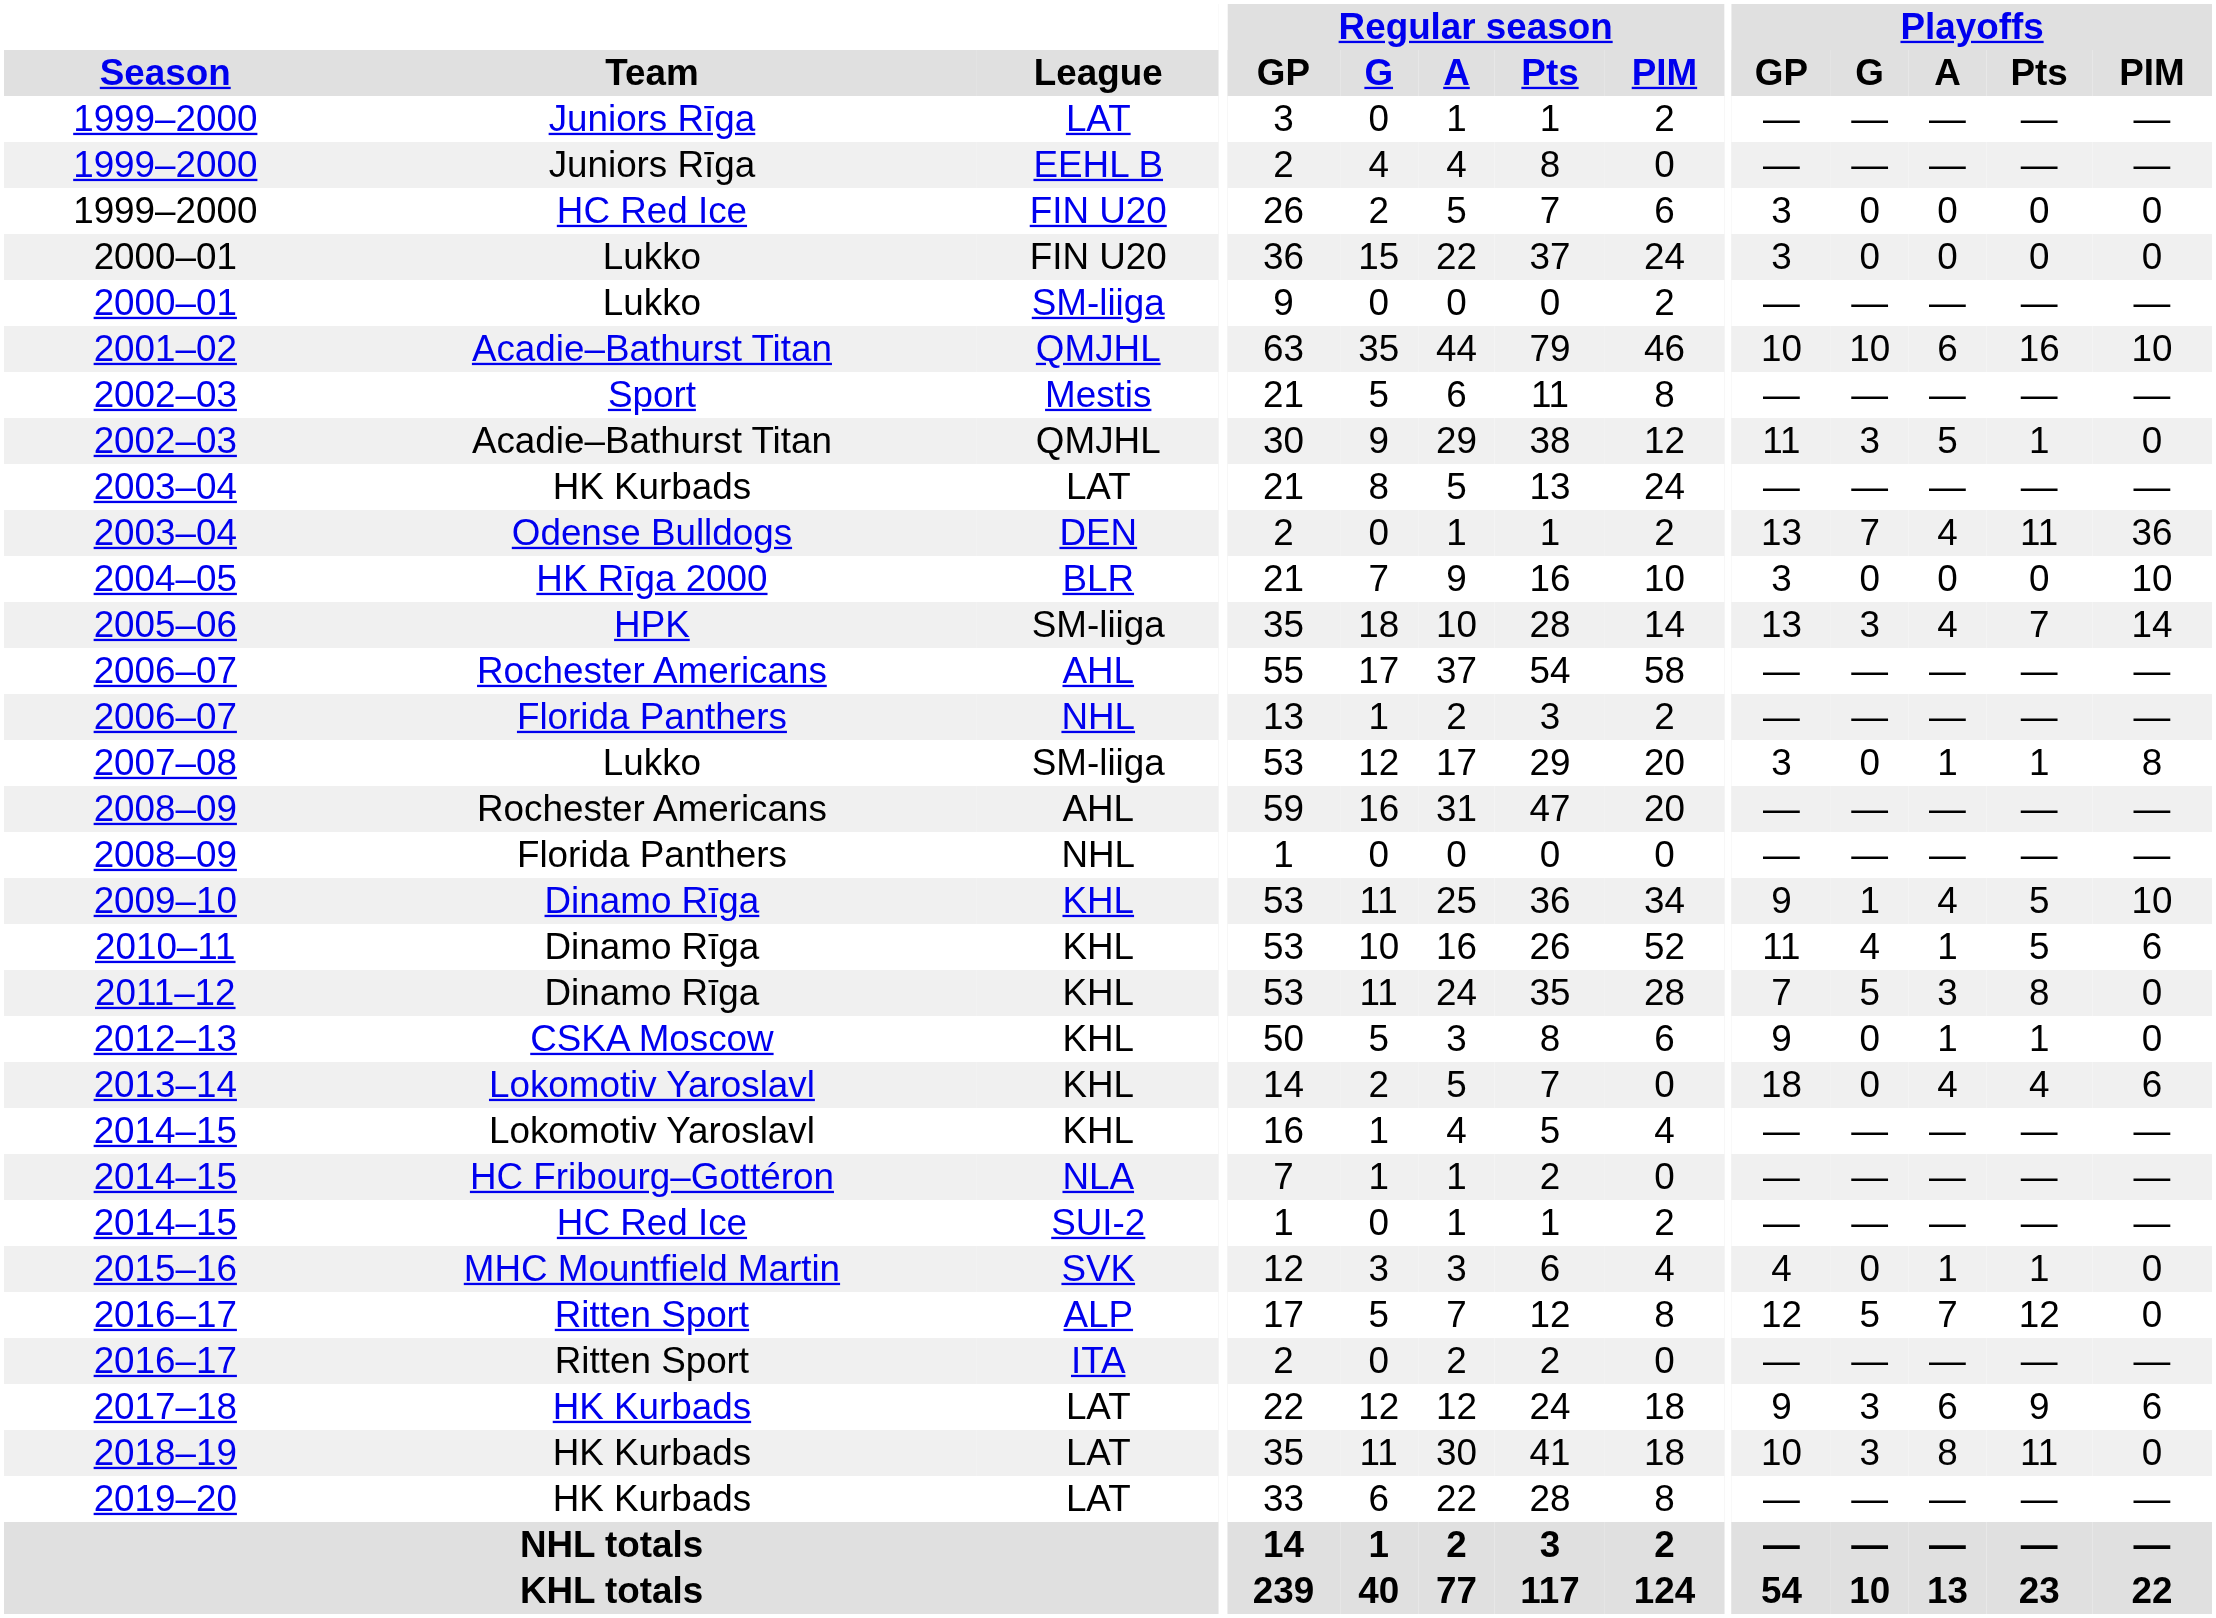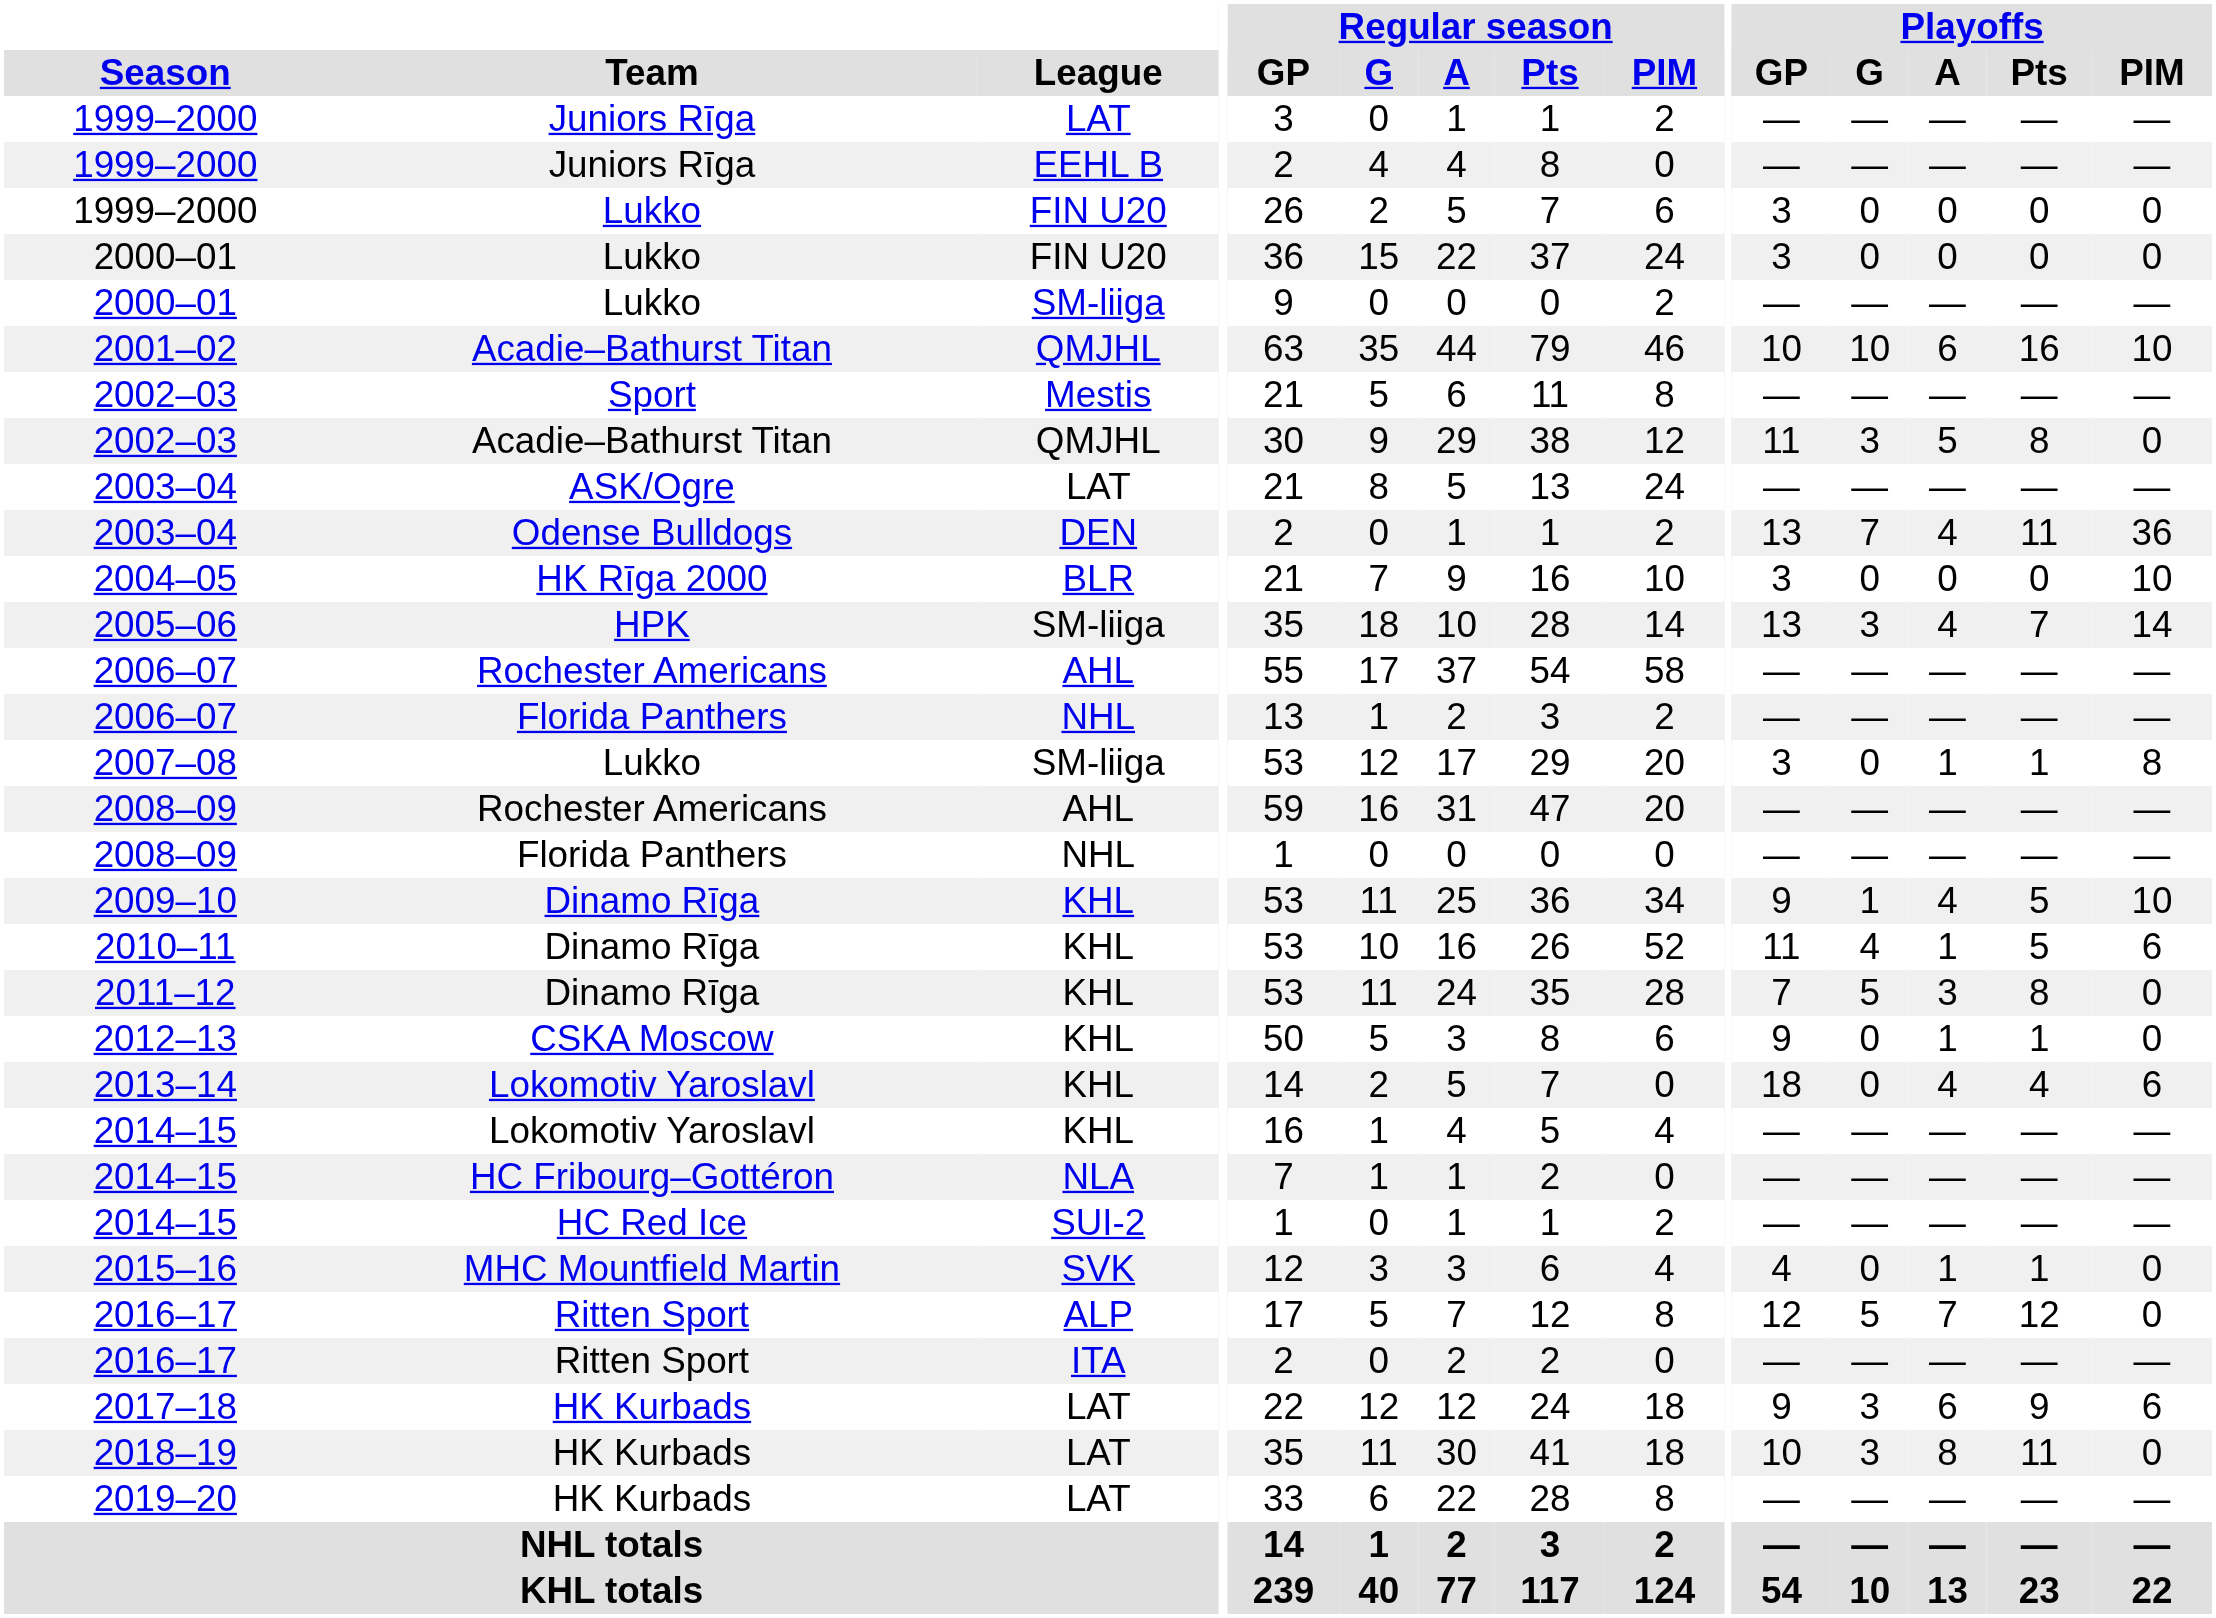(652, 210) HC Red Ice -> (652, 210) Lukko
(2039, 440) 1 -> (2039, 440) 8
(652, 486) HK Kurbads -> (652, 486) ASK/Ogre
